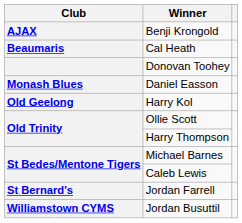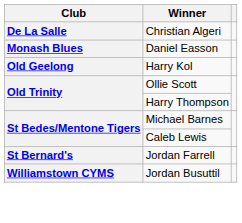- row: (182, 31)
- row: (171, 48)
+ row: (183, 31)
- row: (188, 66)
